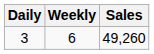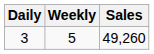(72, 37) 6 -> (72, 37) 5
